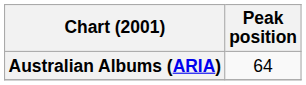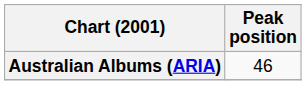(263, 65) 64 -> (263, 65) 46
